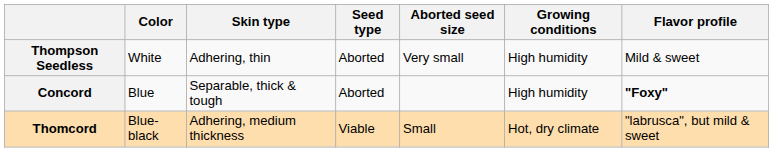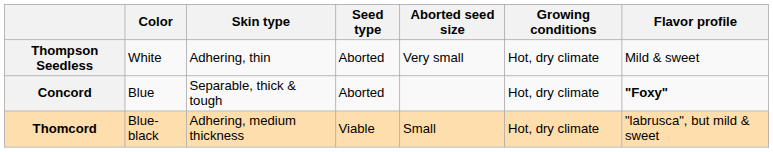(548, 57) High humidity -> (554, 57) Hot, dry climate
(548, 93) High humidity -> (554, 93) Hot, dry climate
